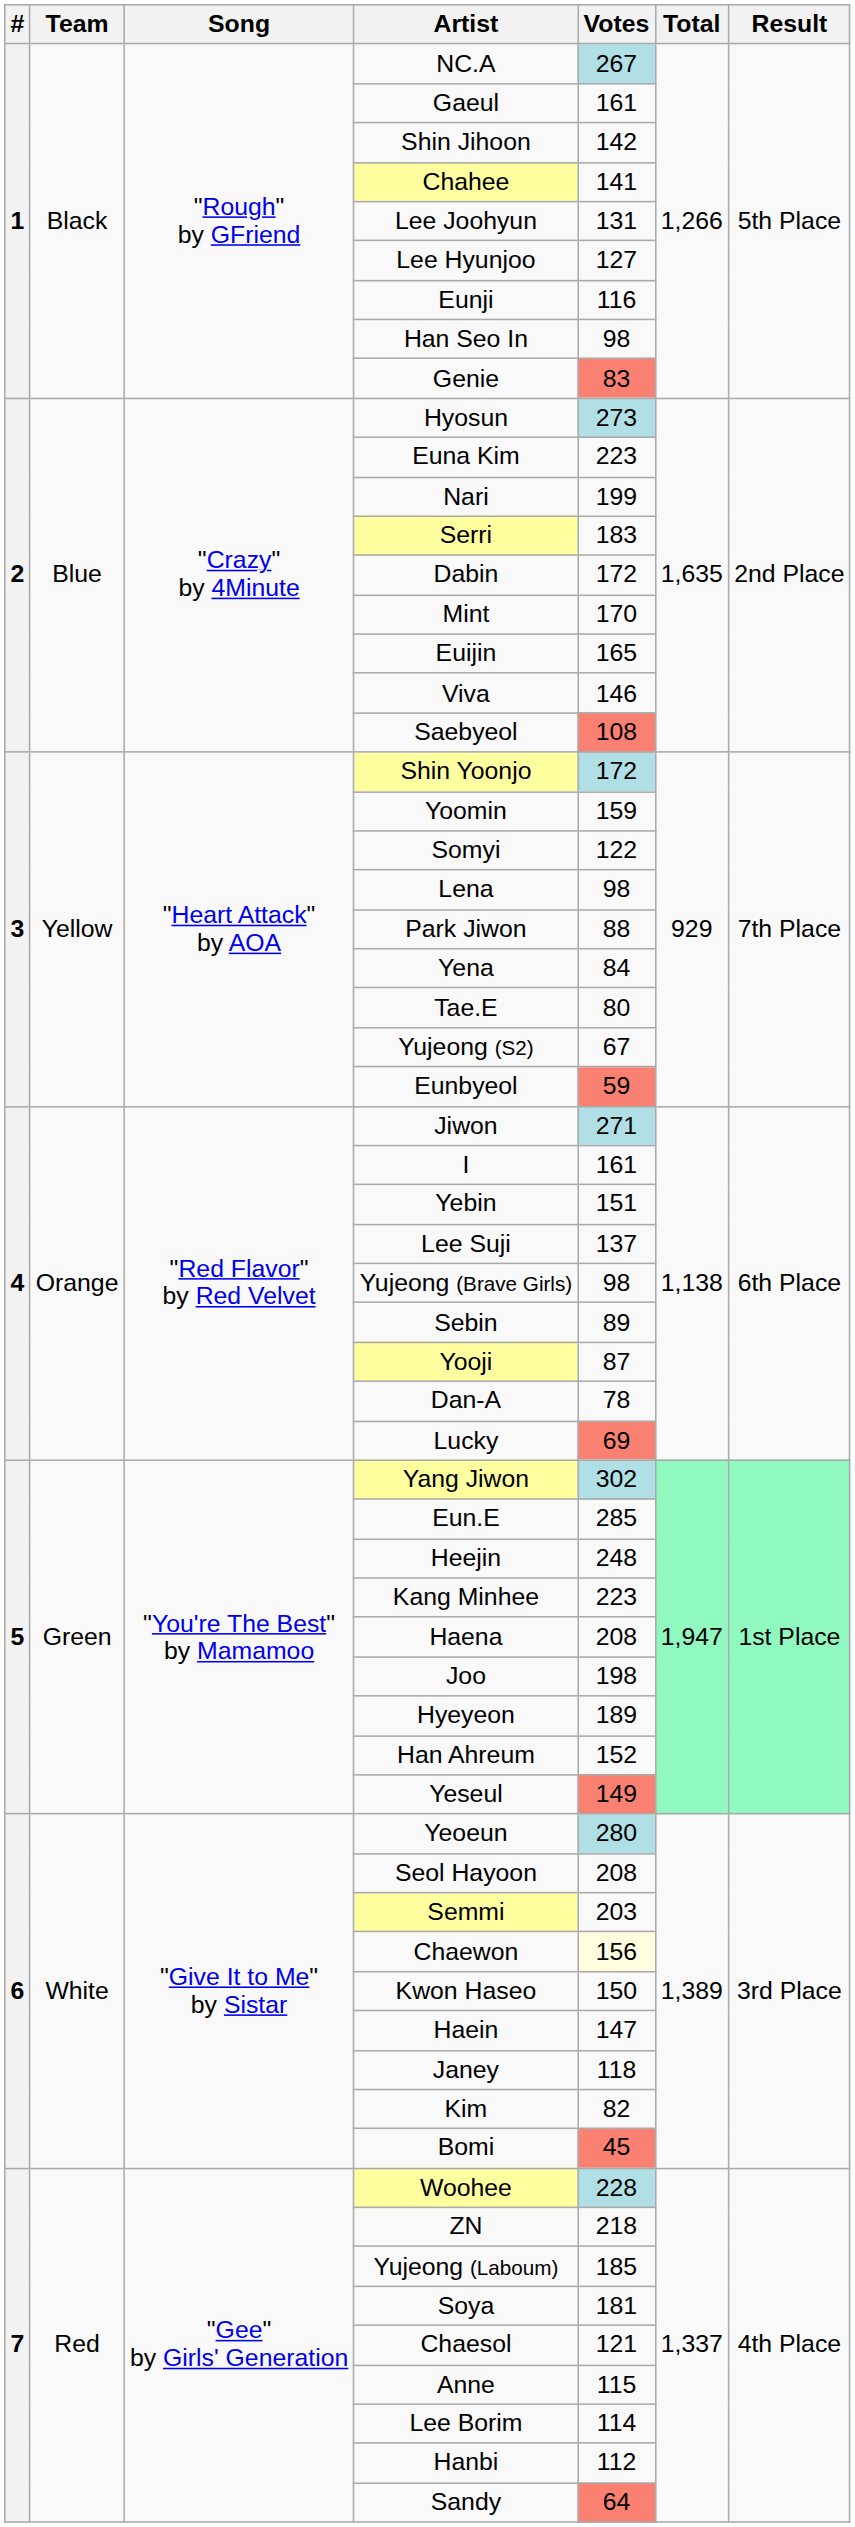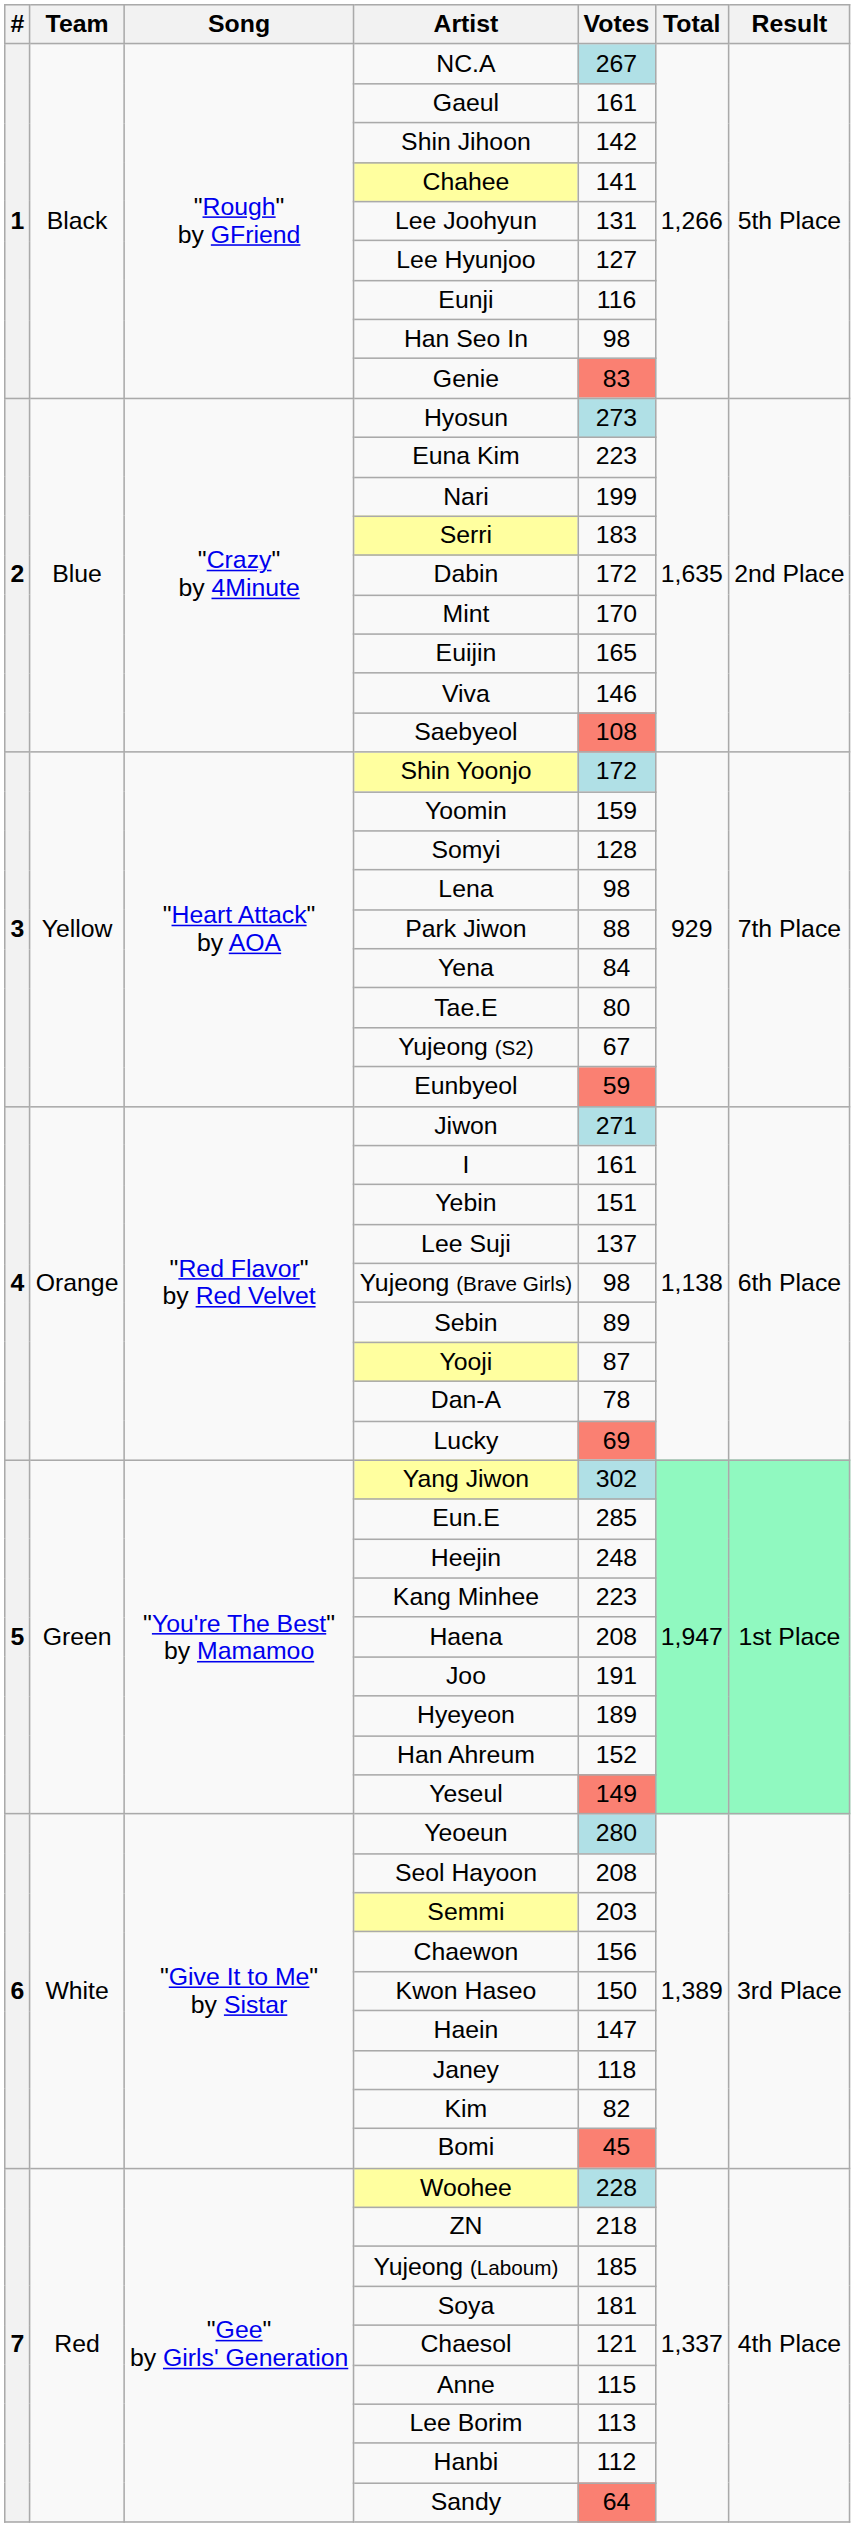(616, 850) 122 -> (616, 850) 128
(616, 1676) 198 -> (616, 1676) 191
(616, 1951) lightyellow background -> (616, 1951) no background
(616, 2423) 114 -> (616, 2423) 113
